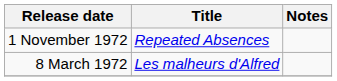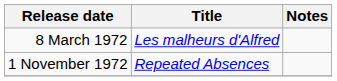rows swapped: (82, 64) <-> (68, 40)
